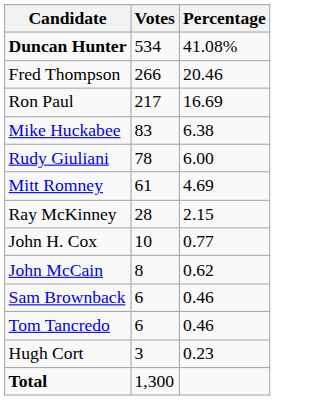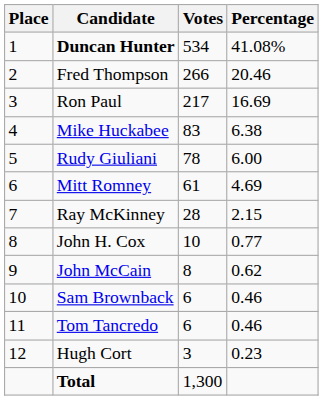+ column: (29, 18)
